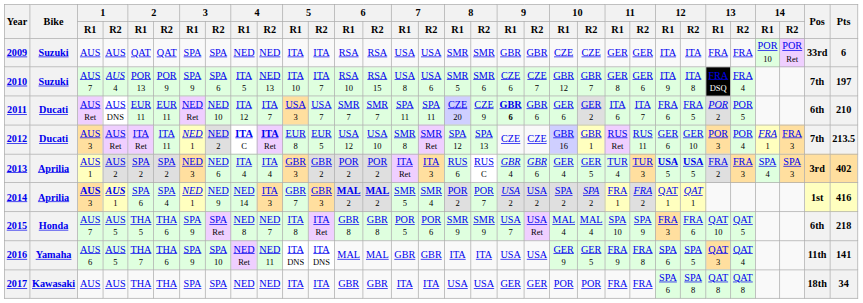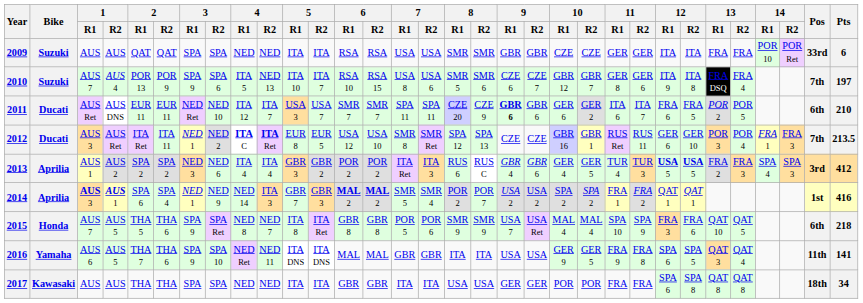(844, 168) 402 -> (844, 168) 412
